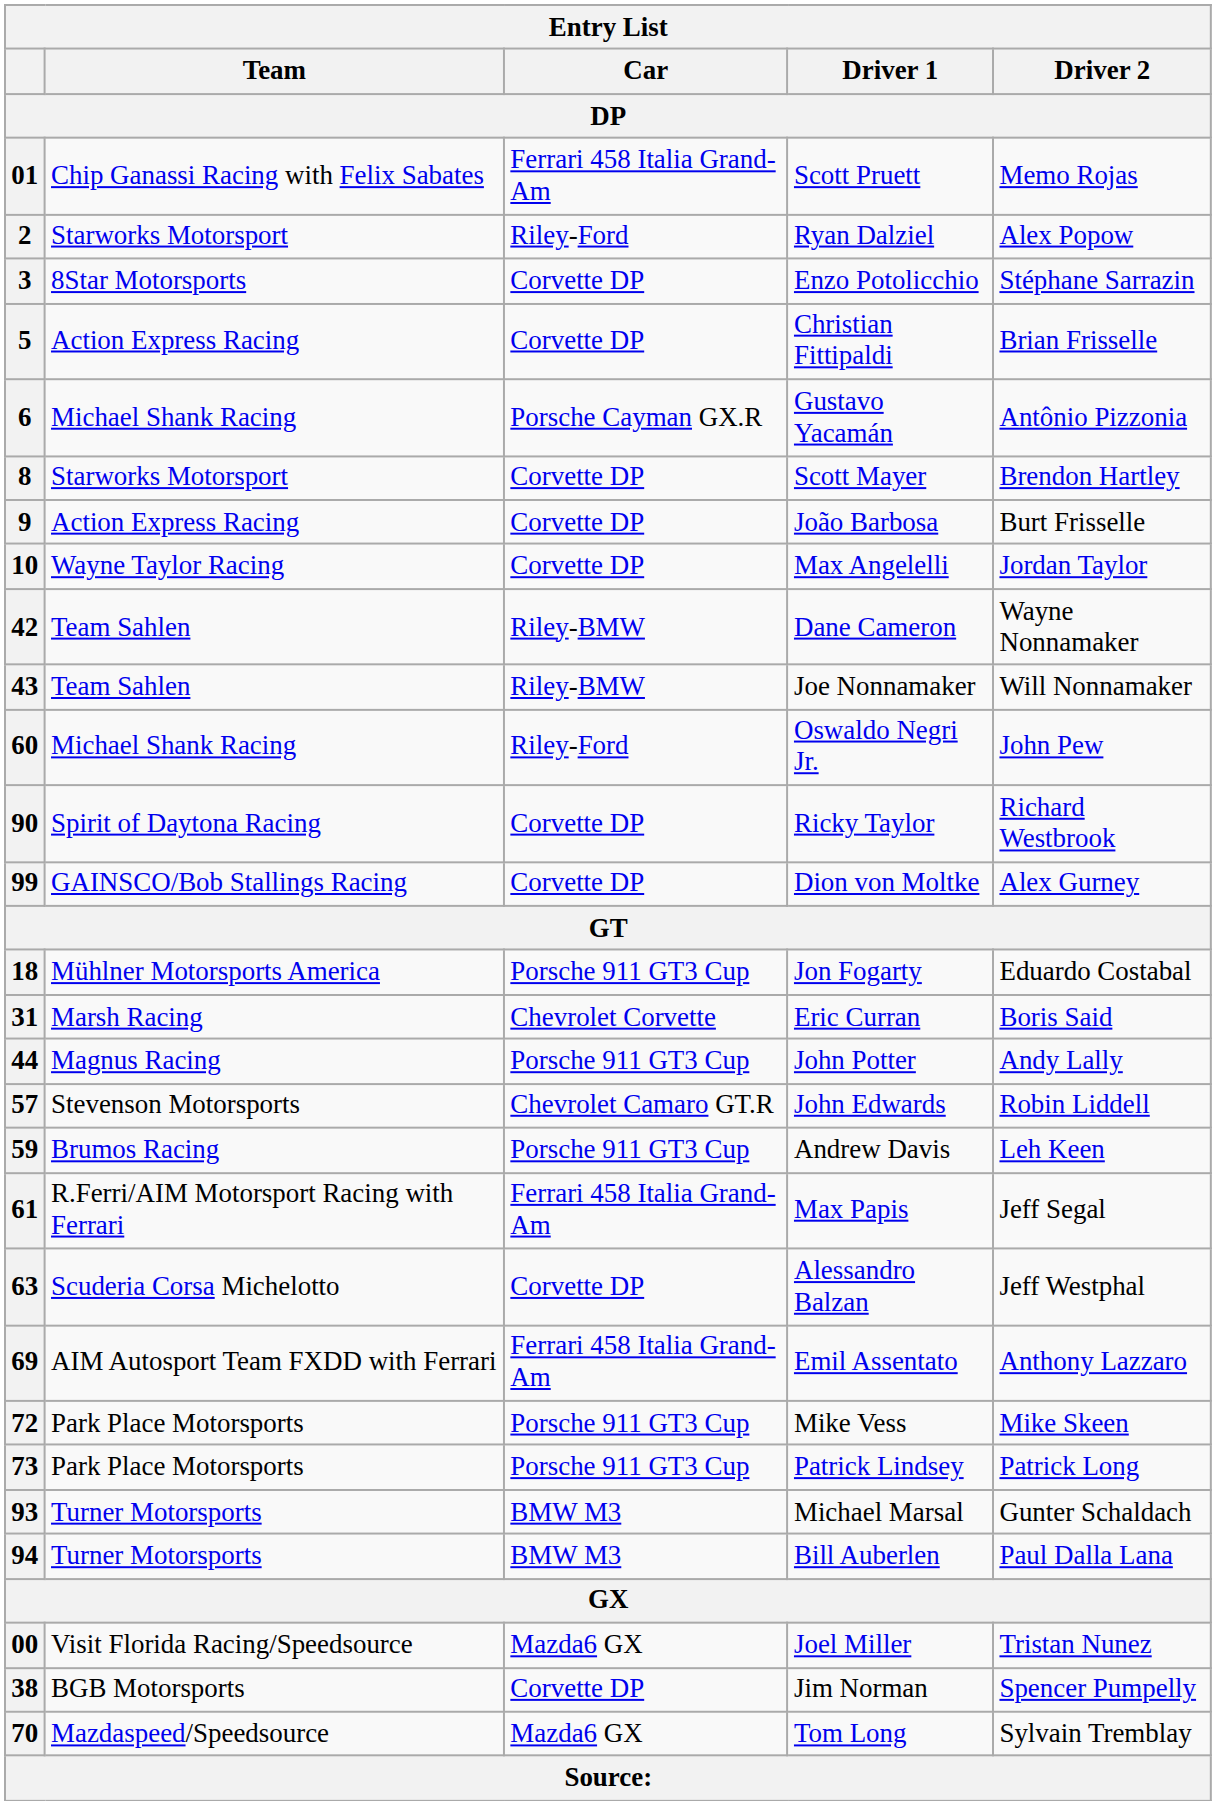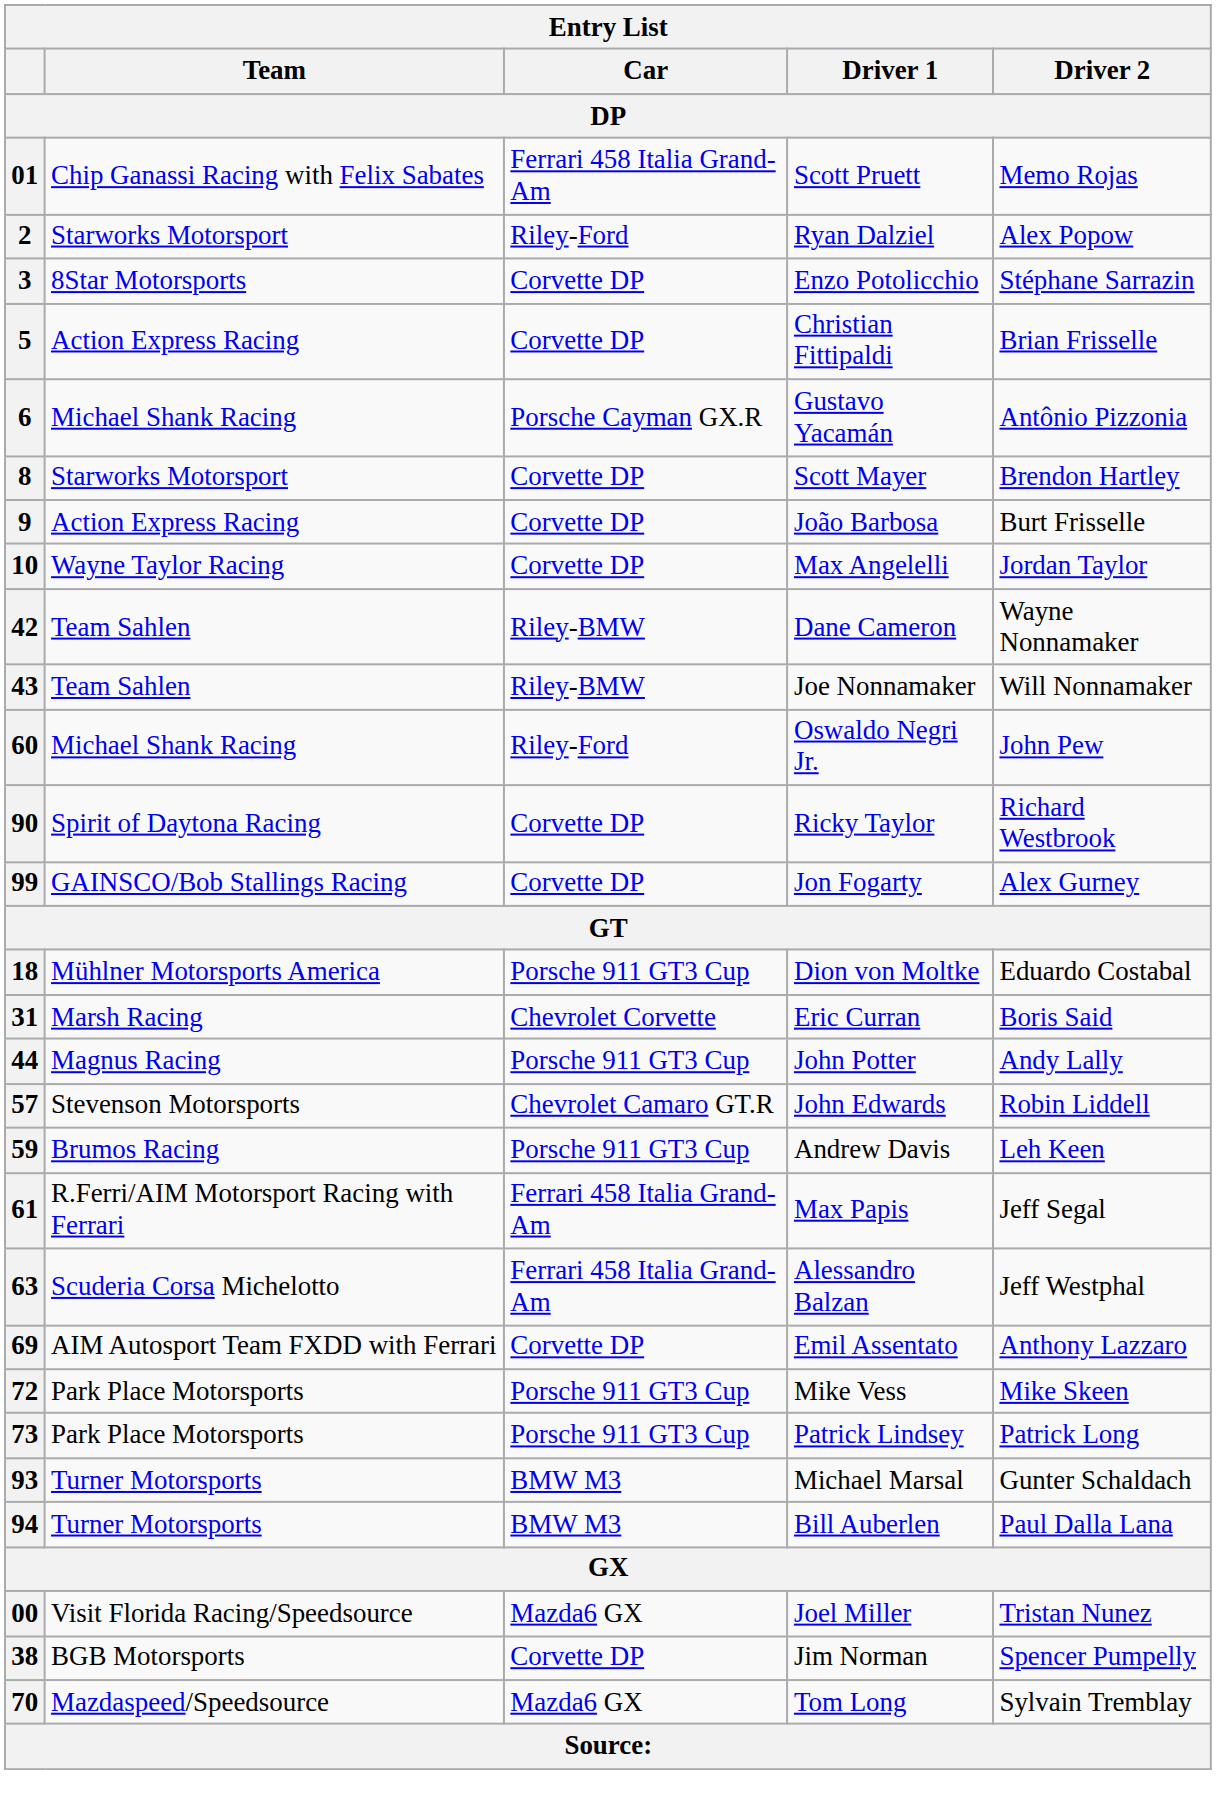(887, 882) Dion von Moltke -> (858, 882) Jon Fogarty
(858, 971) Jon Fogarty -> (887, 971) Dion von Moltke
(577, 1285) Corvette DP -> (643, 1285) Ferrari 458 Italia Grand-Am
(643, 1361) Ferrari 458 Italia Grand-Am -> (577, 1345) Corvette DP
